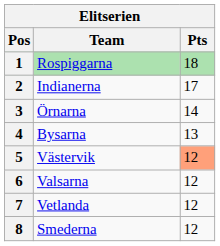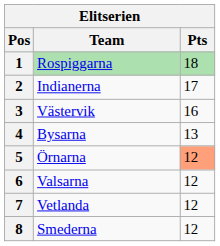(61, 110) Örnarna -> (66, 110) Västervik
(191, 110) 14 -> (191, 110) 16
(66, 157) Västervik -> (61, 157) Örnarna
